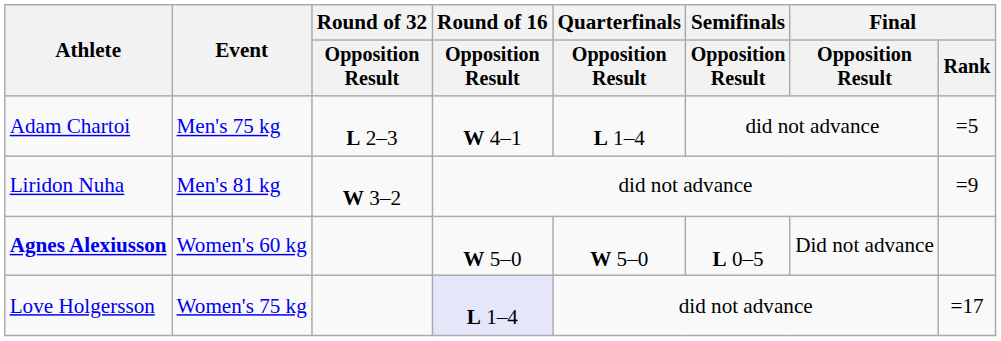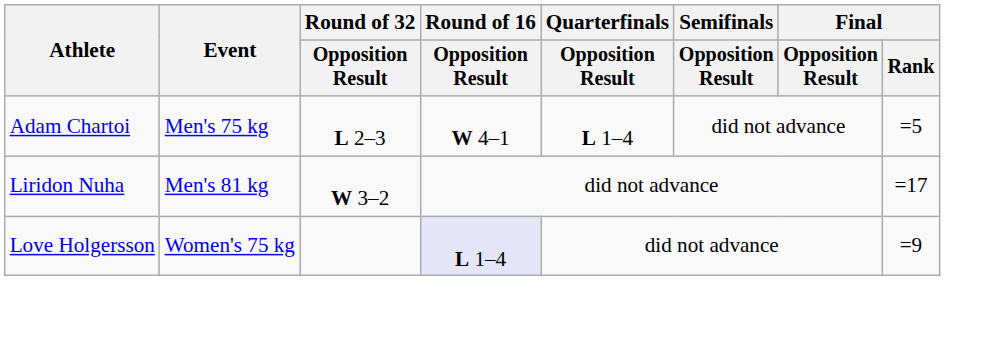(967, 186) =9 -> (911, 186) =17
- row: (88, 246)
(967, 306) =17 -> (911, 246) =9
